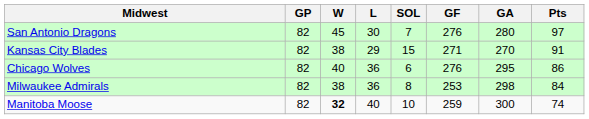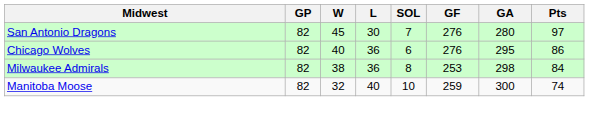- row: (57, 50)
(338, 104) bold -> (338, 86) normal
